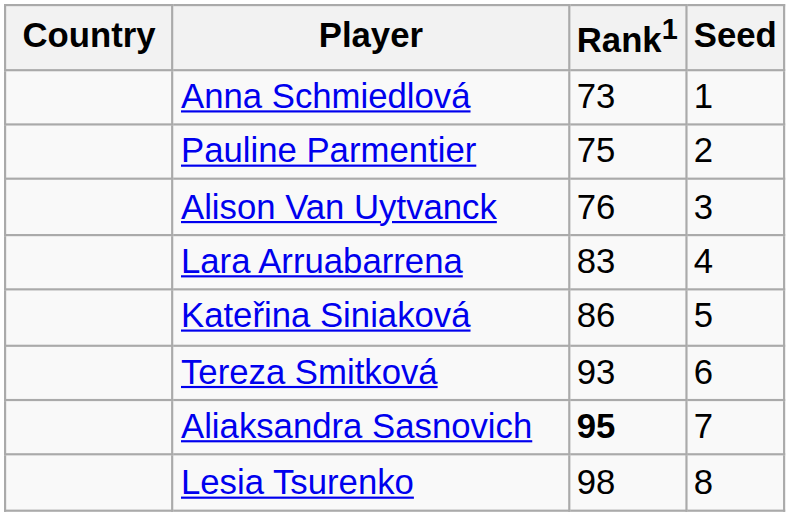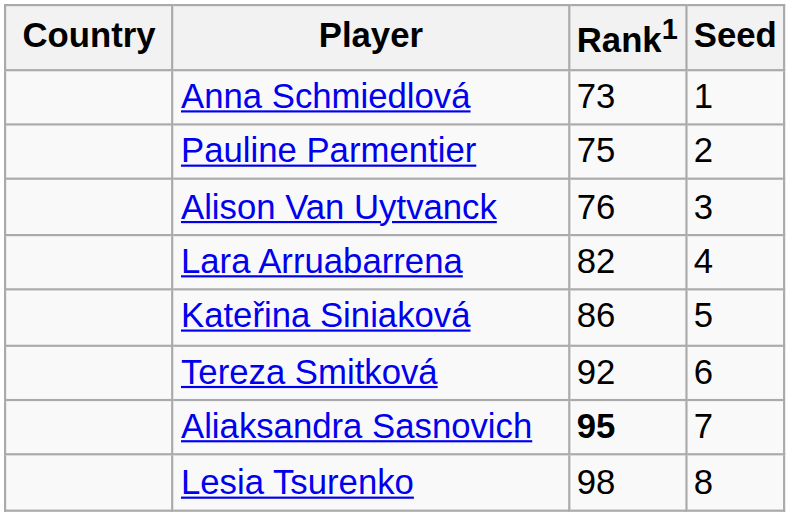(596, 261) 83 -> (596, 261) 82
(596, 371) 93 -> (596, 371) 92
